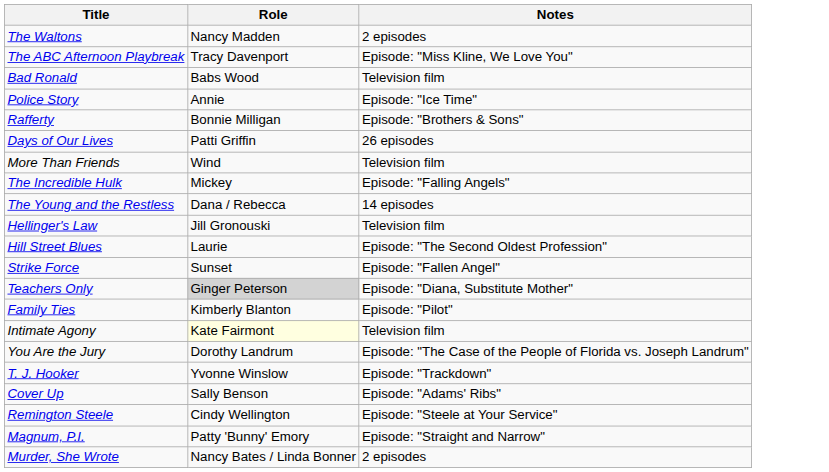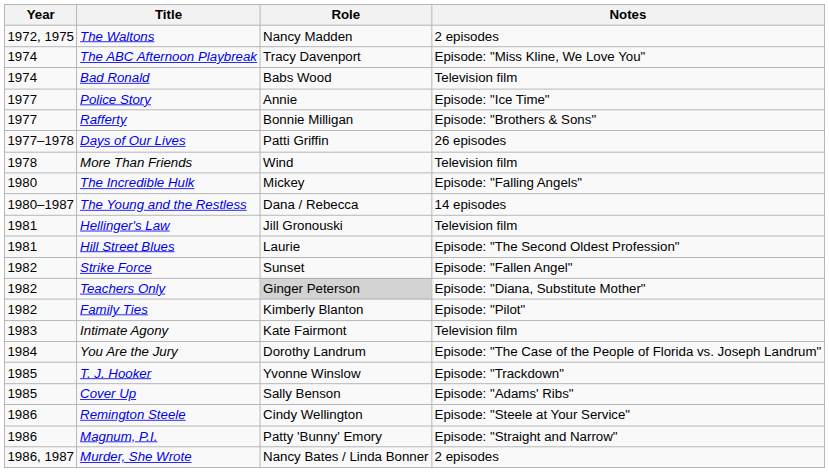+ column: (41, 15)
(232, 330) lightyellow background -> (305, 330) no background
